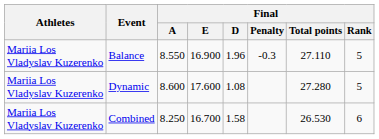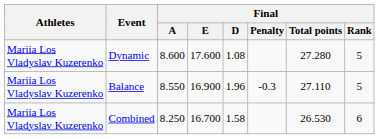rows swapped: (126, 56) <-> (129, 87)
